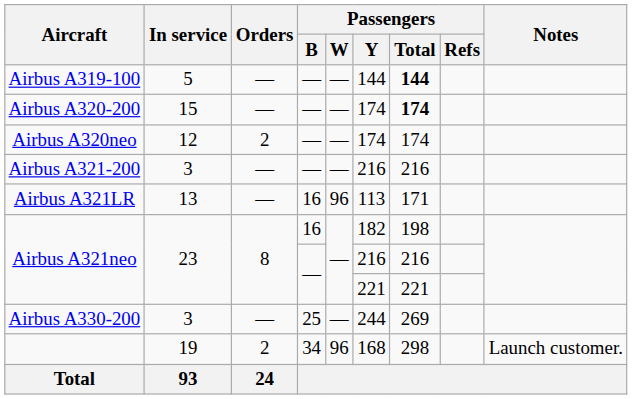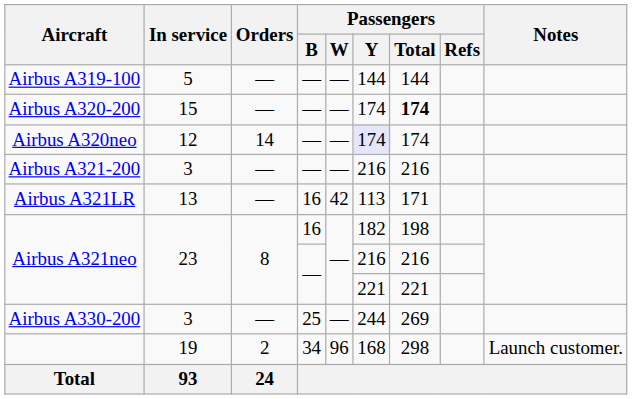(415, 79) bold -> (415, 79) normal
(265, 139) 2 -> (265, 139) 14
(371, 139) no background -> (371, 139) lavender background
(339, 199) 96 -> (339, 199) 42
